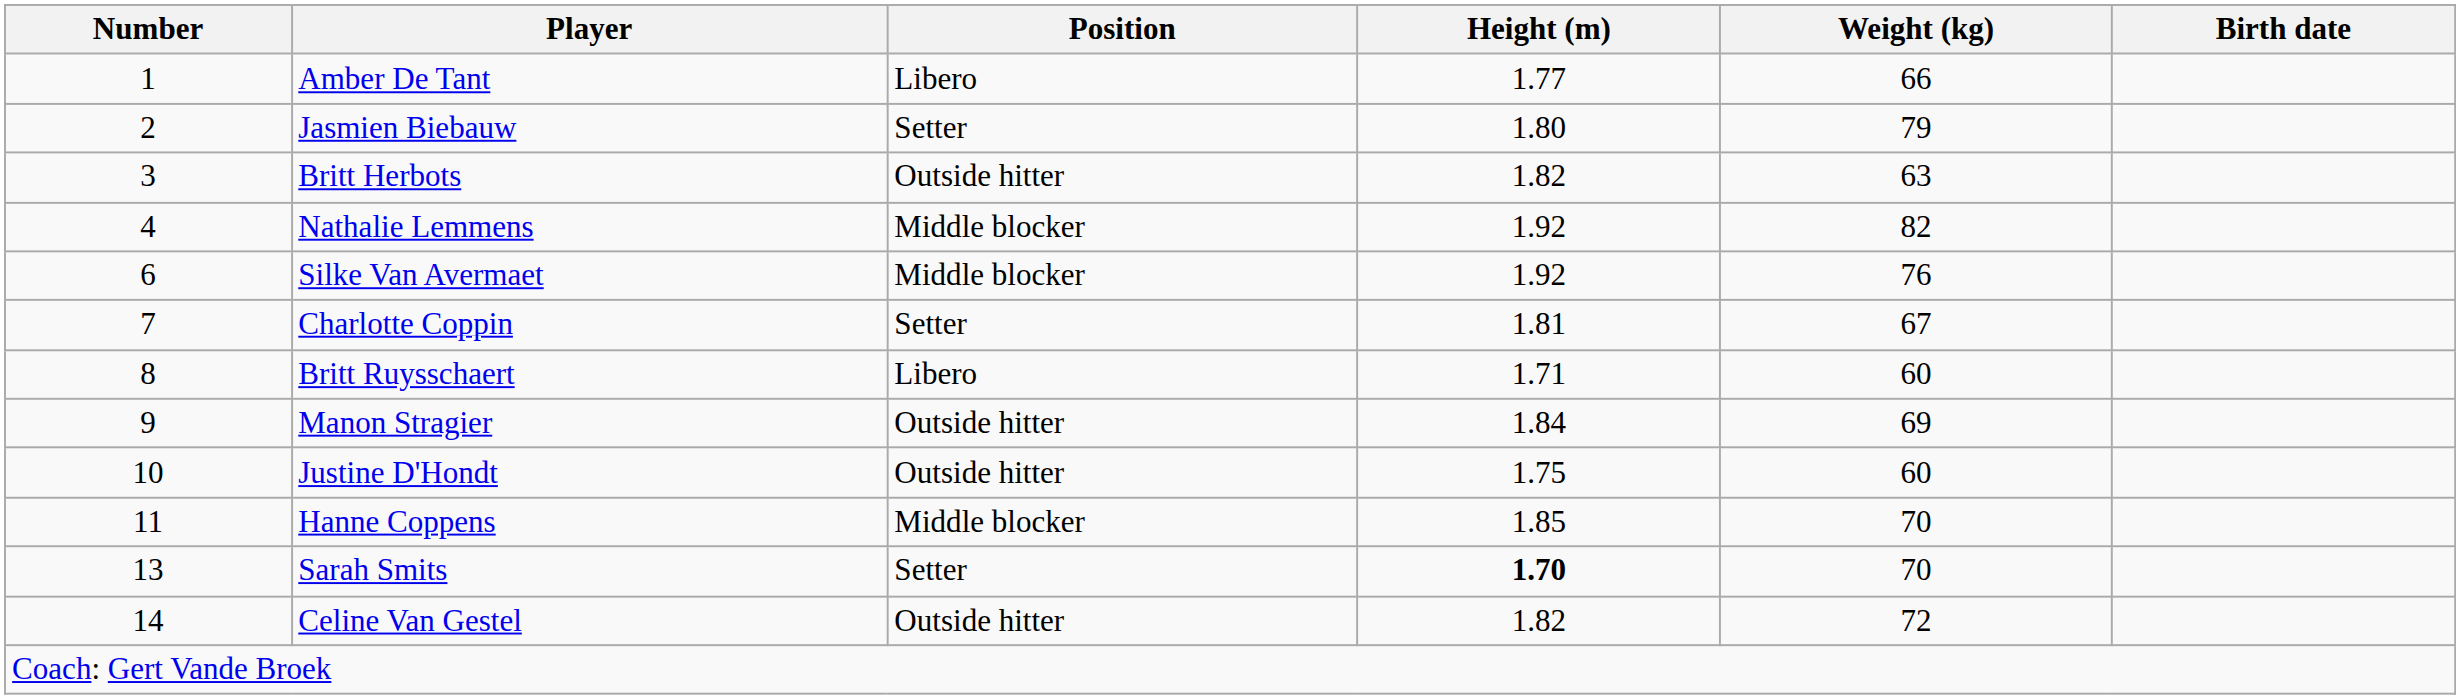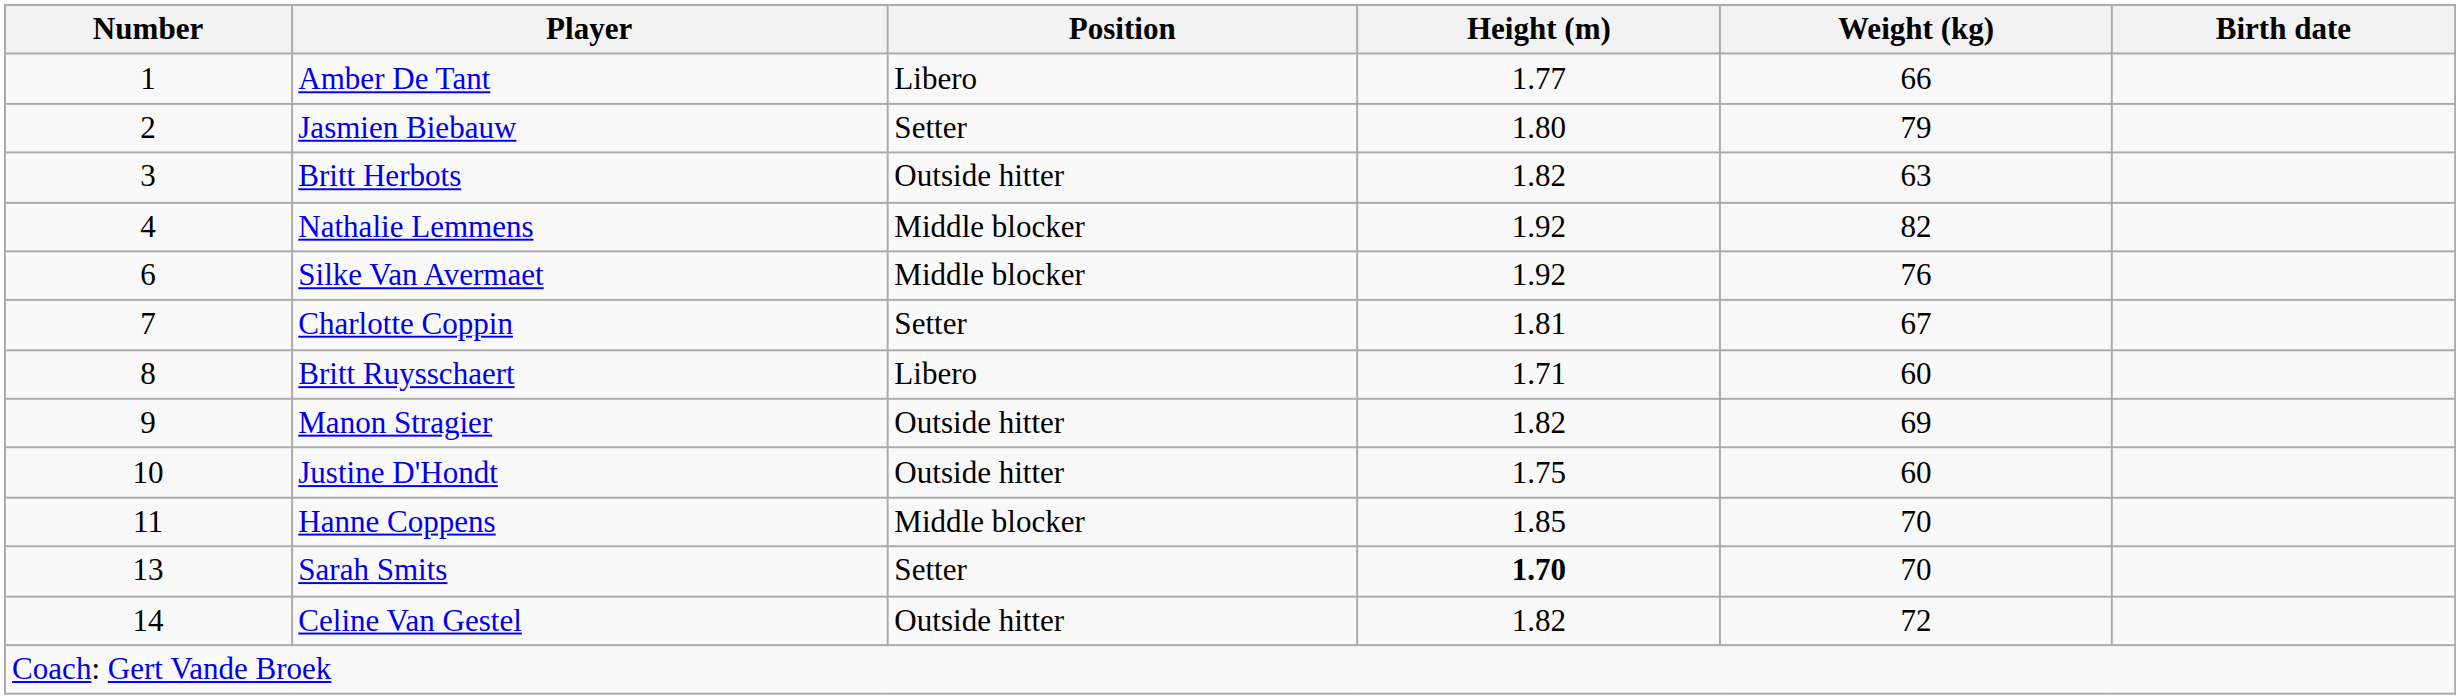(1539, 422) 1.84 -> (1539, 422) 1.82
